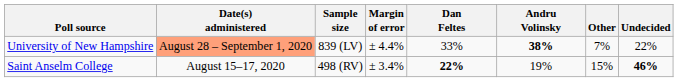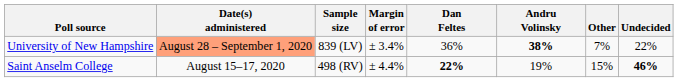(386, 46) ± 4.4% -> (386, 46) ± 3.4%
(452, 46) 33% -> (452, 46) 36%
(386, 66) ± 3.4% -> (386, 66) ± 4.4%
